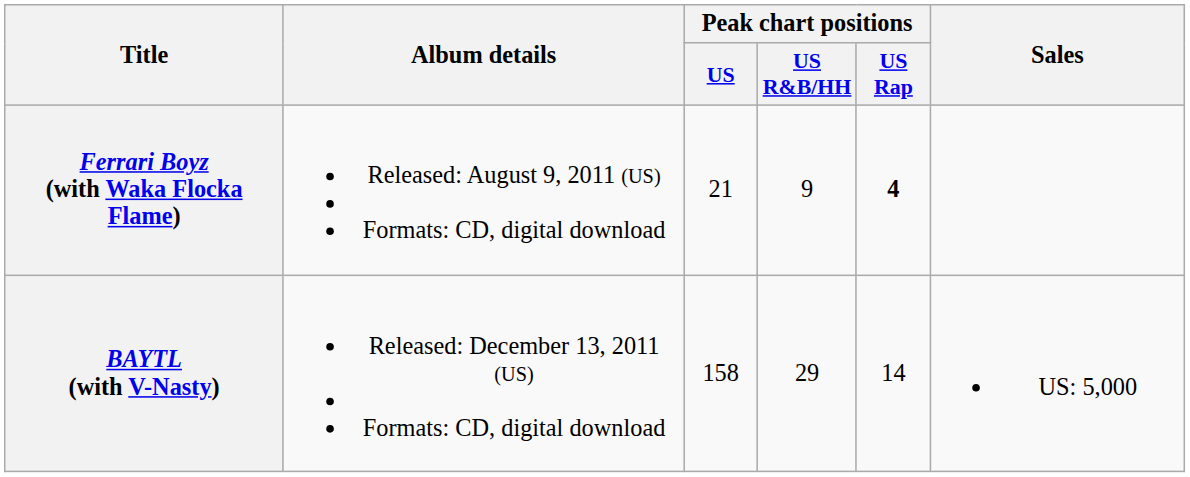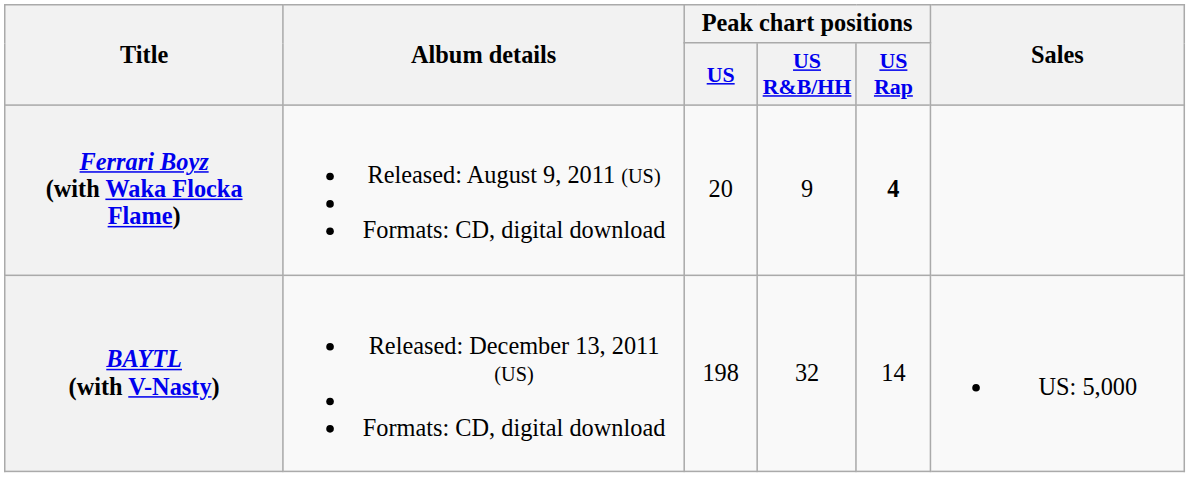(721, 189) 21 -> (721, 189) 20
(721, 372) 158 -> (721, 372) 198
(807, 372) 29 -> (807, 372) 32
